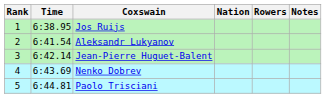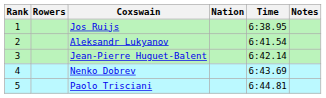columns swapped: (270, 12) <-> (52, 12)
